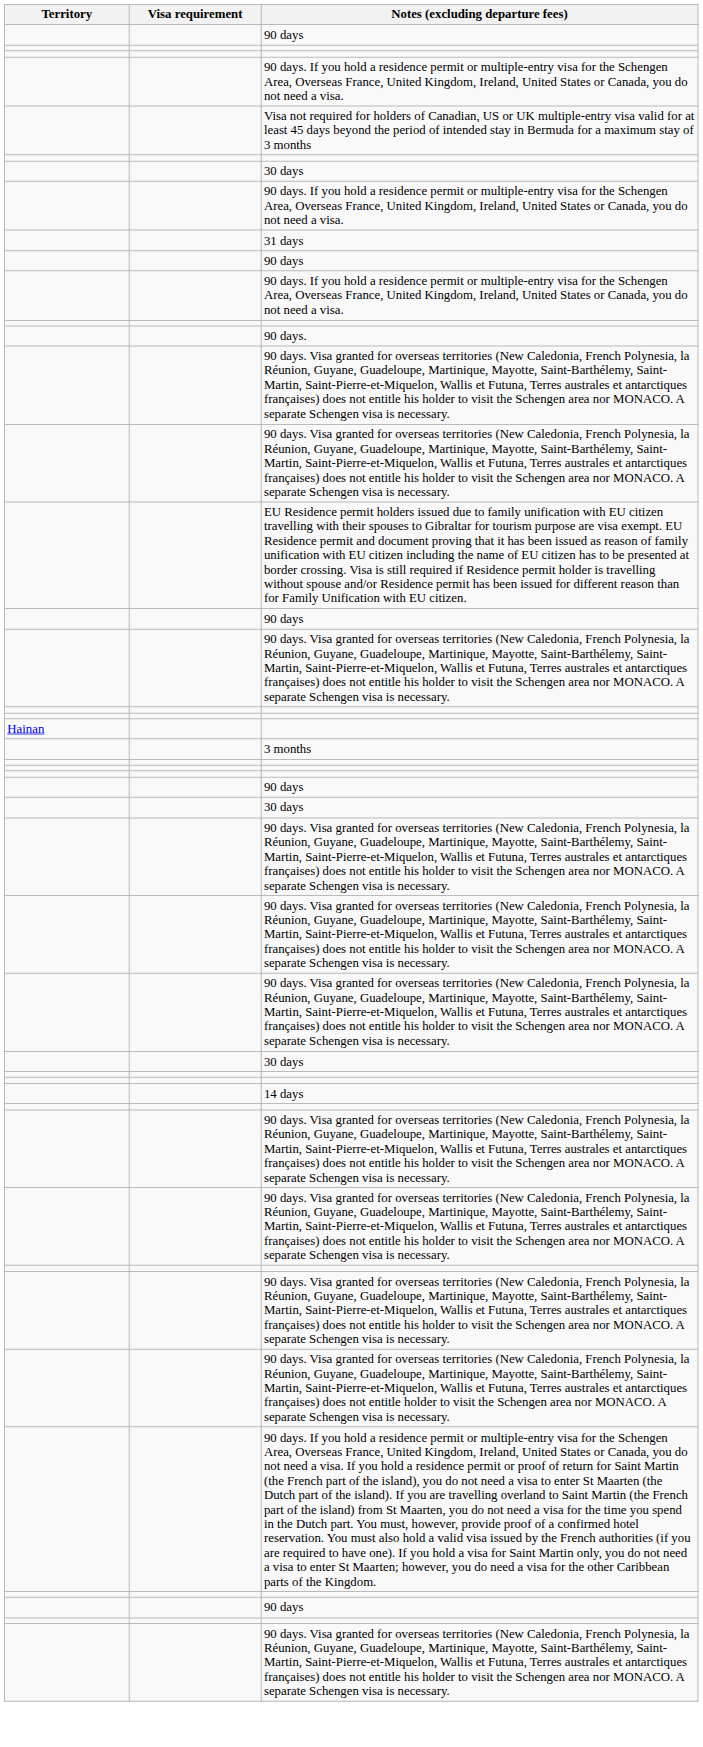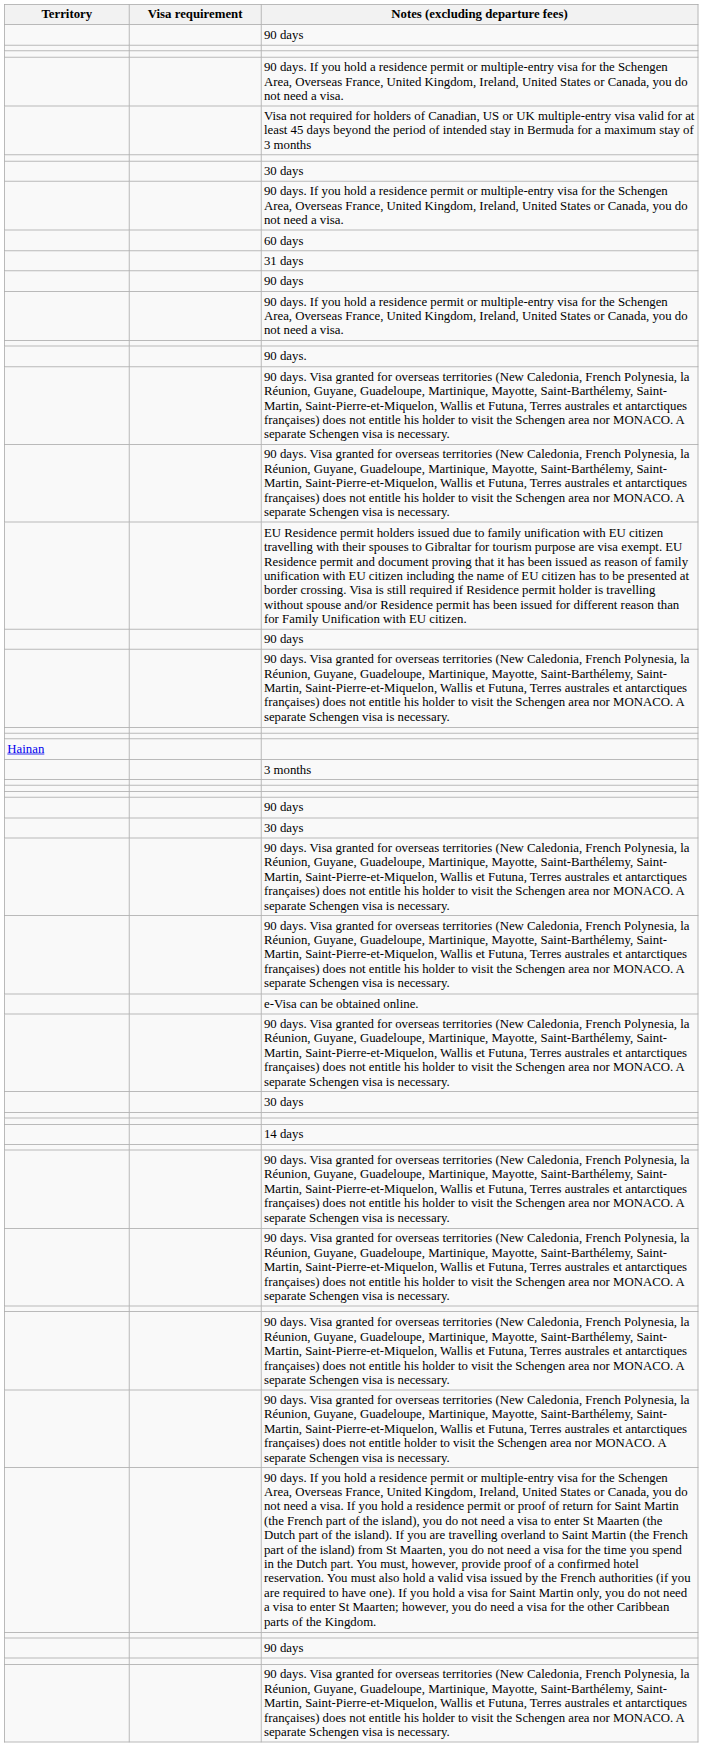+ row: (67, 240)
+ row: (67, 1004)
